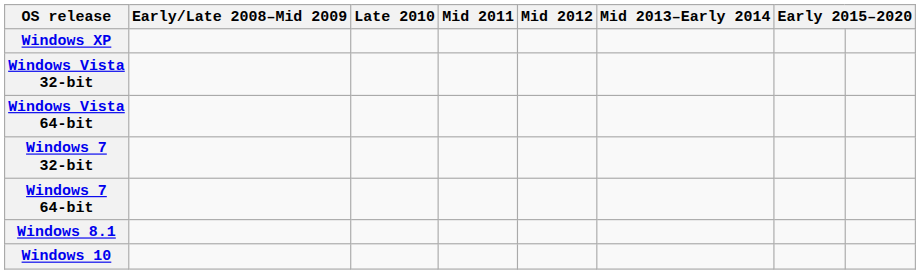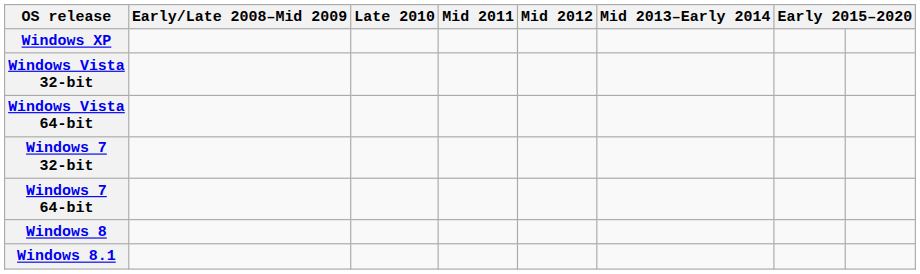+ row: (66, 232)
- row: (66, 256)
